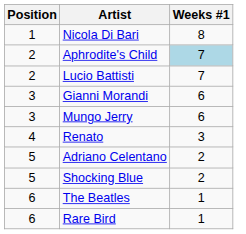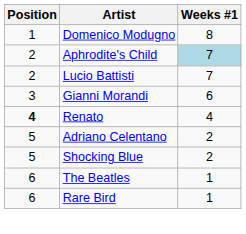+ row: (119, 34)
- row: (101, 34)
- row: (98, 116)
(32, 136) normal -> (32, 116) bold
(201, 136) 3 -> (210, 116) 4
